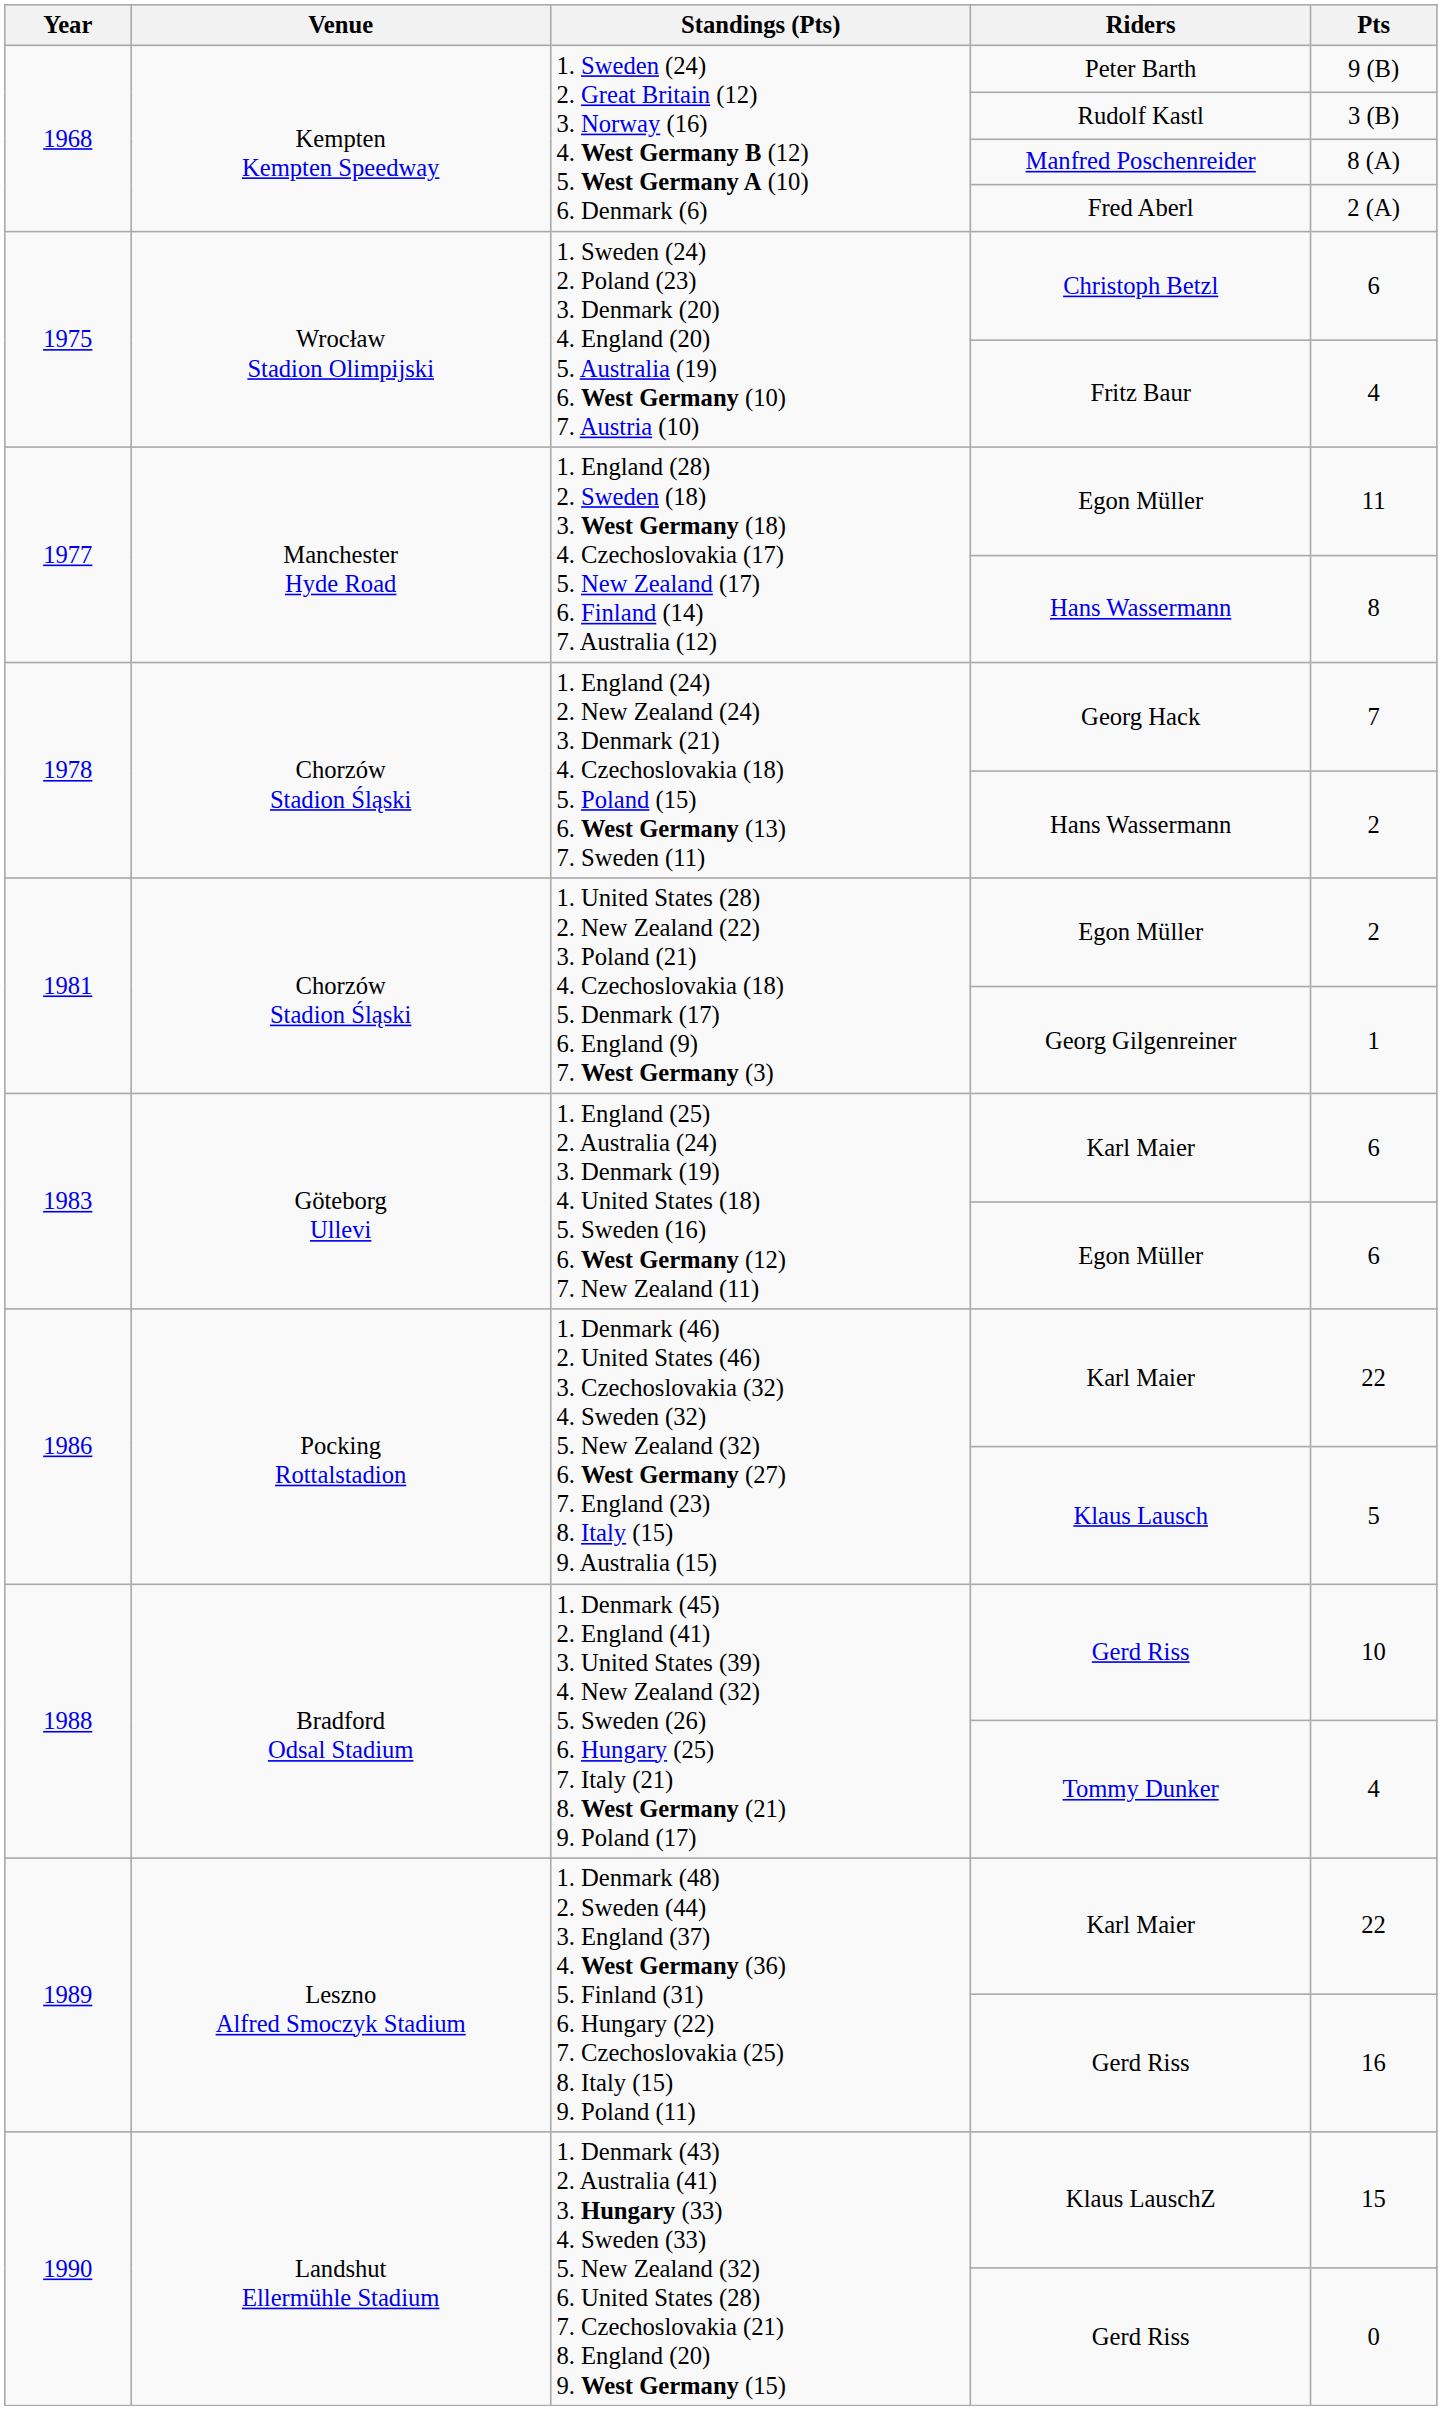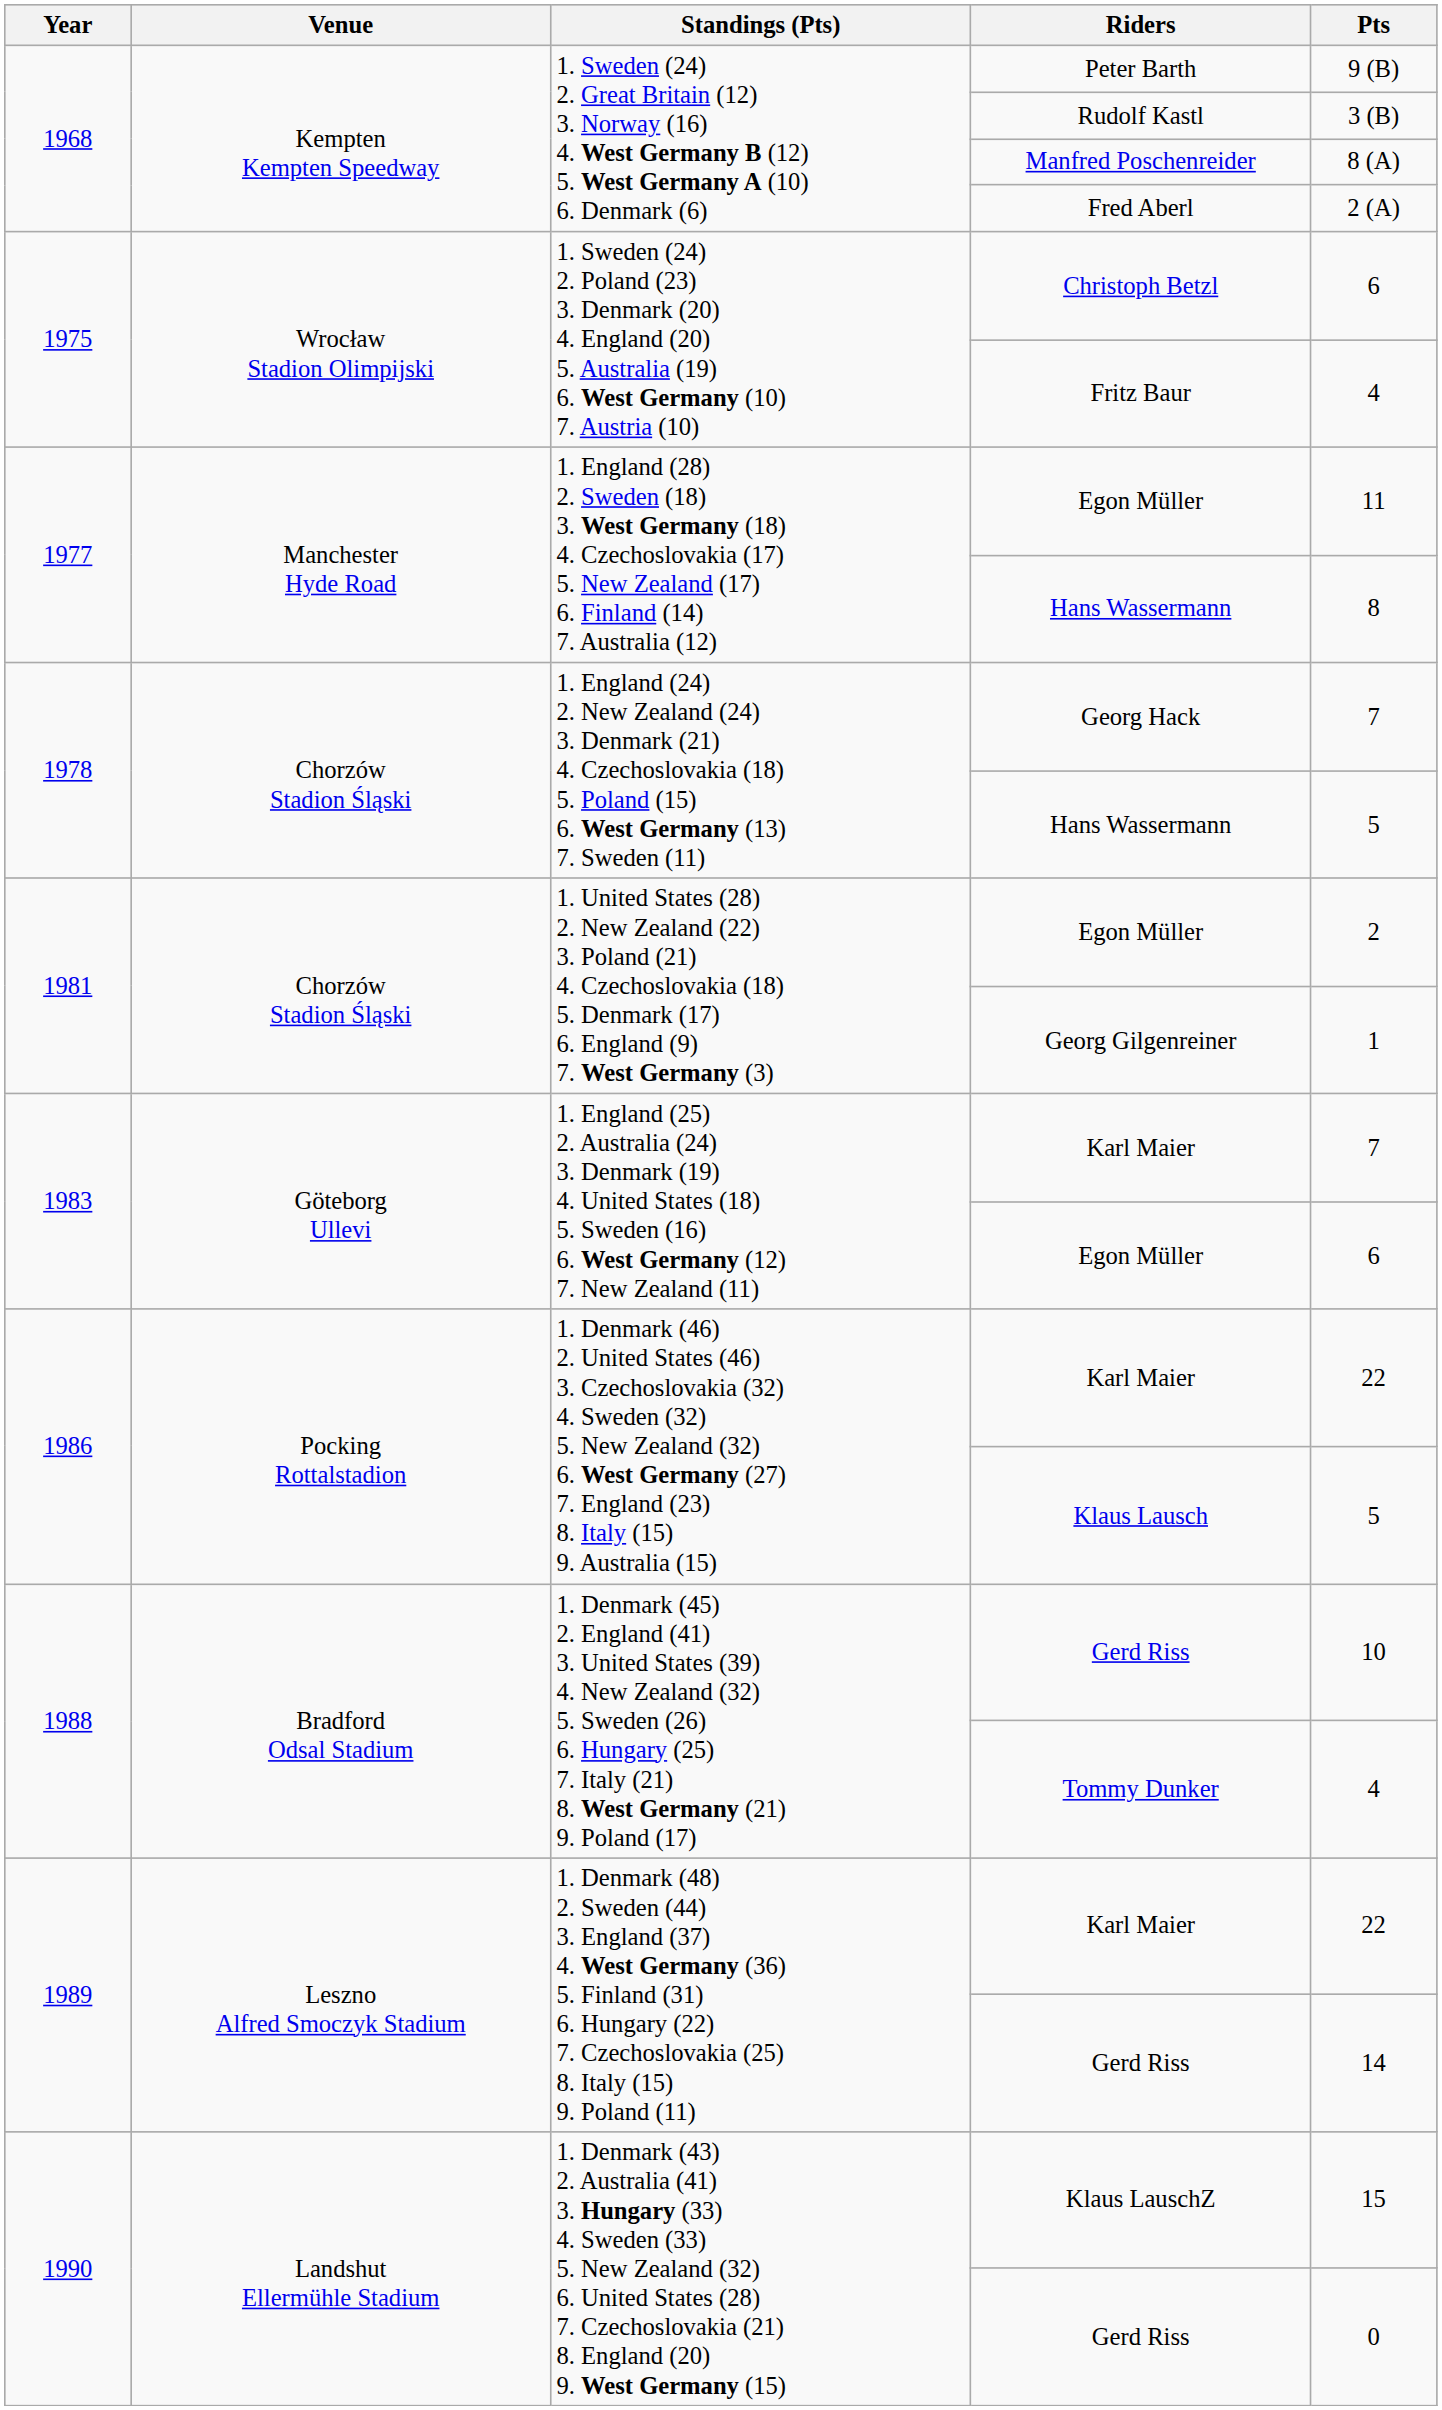(1374, 824) 2 -> (1374, 824) 5
(1374, 1147) 6 -> (1374, 1147) 7
(1374, 2062) 16 -> (1374, 2062) 14
